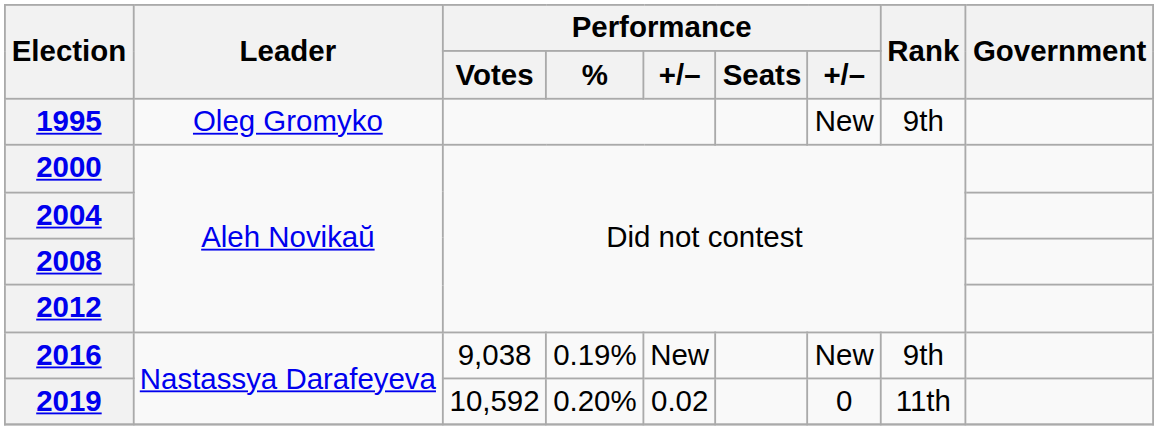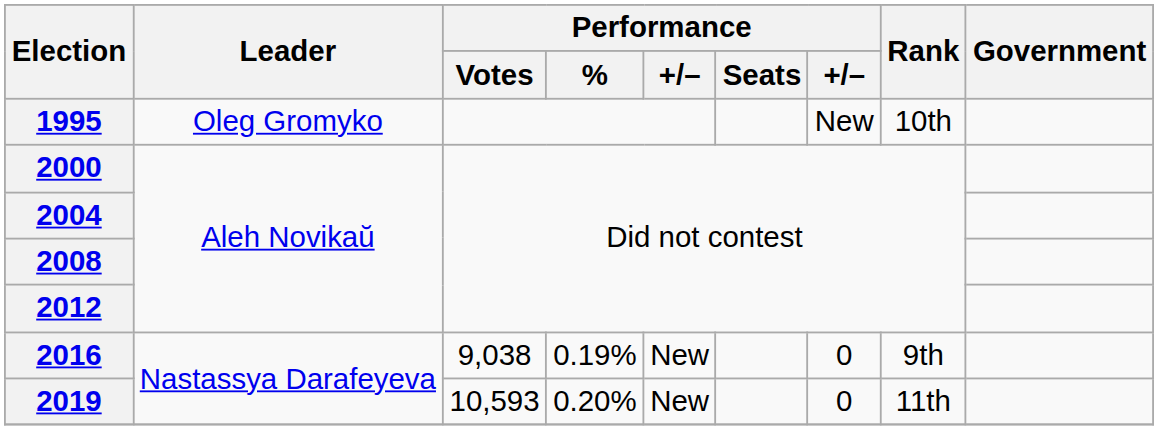(923, 121) 9th -> (923, 121) 10th
(844, 354) New -> (844, 354) 0
(495, 401) 10,592 -> (495, 401) 10,593
(680, 401) 0.02 -> (680, 401) New
